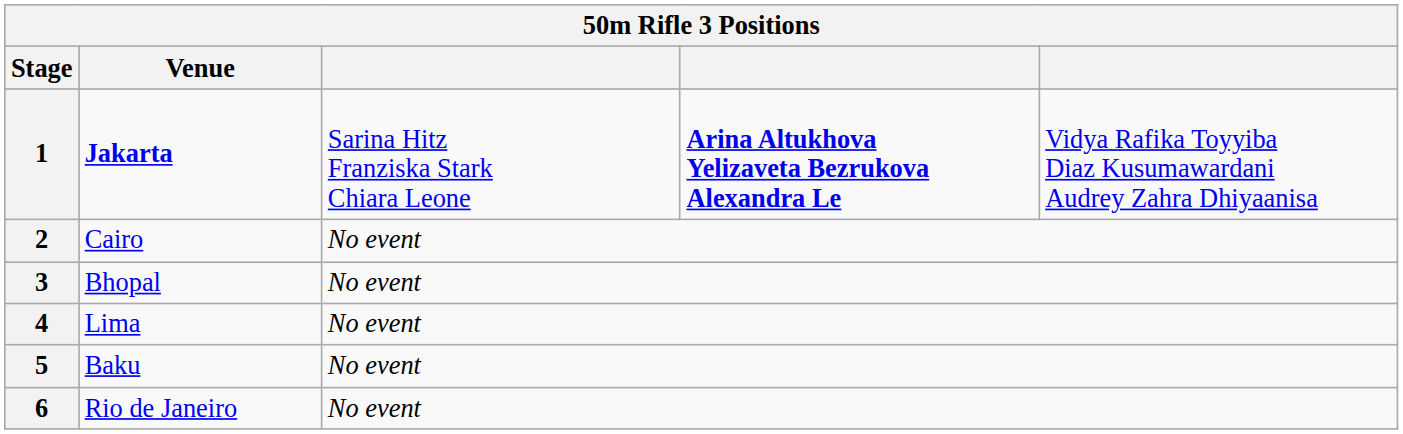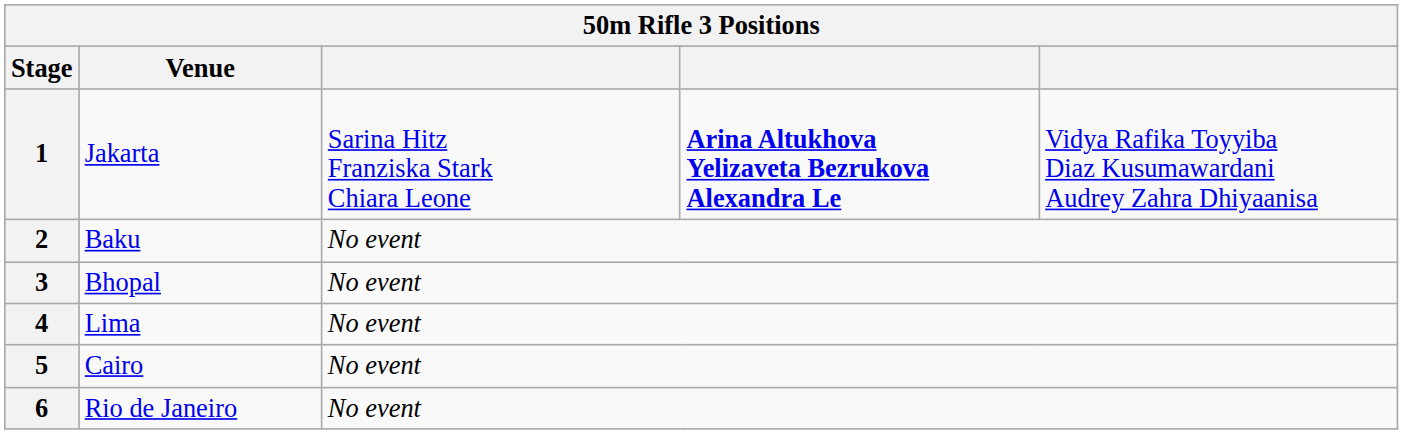(129, 153) bold -> (122, 153) normal
(114, 240) Cairo -> (113, 240) Baku
(113, 365) Baku -> (114, 365) Cairo
